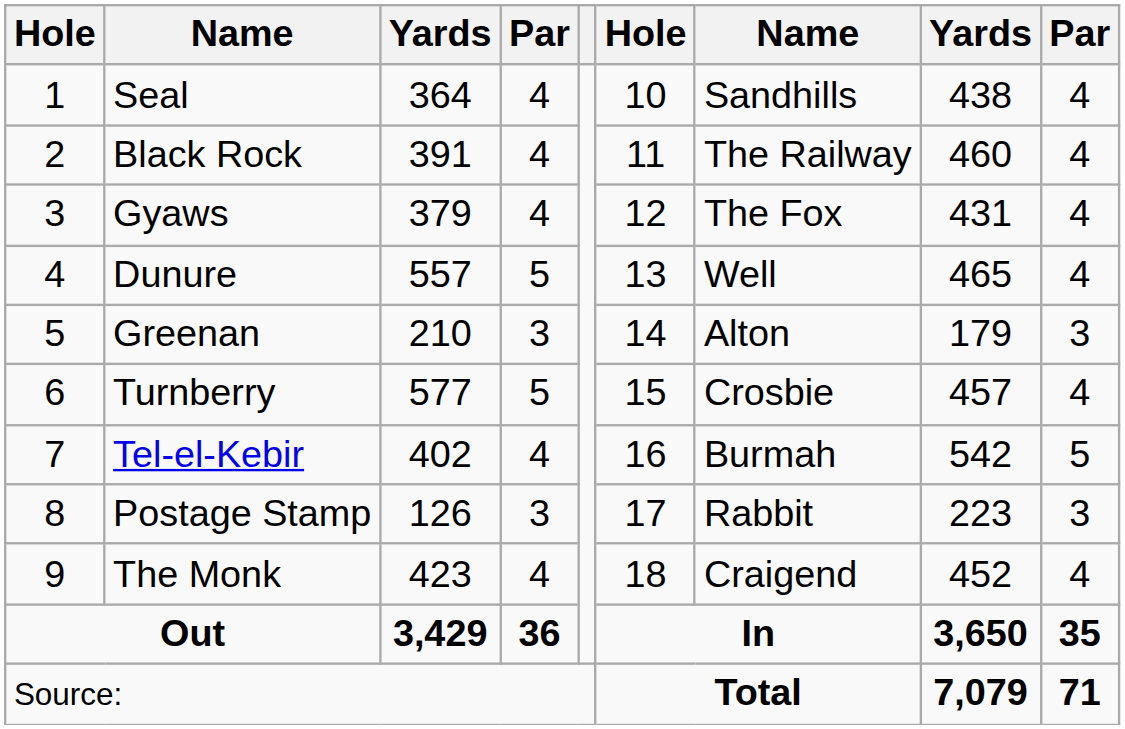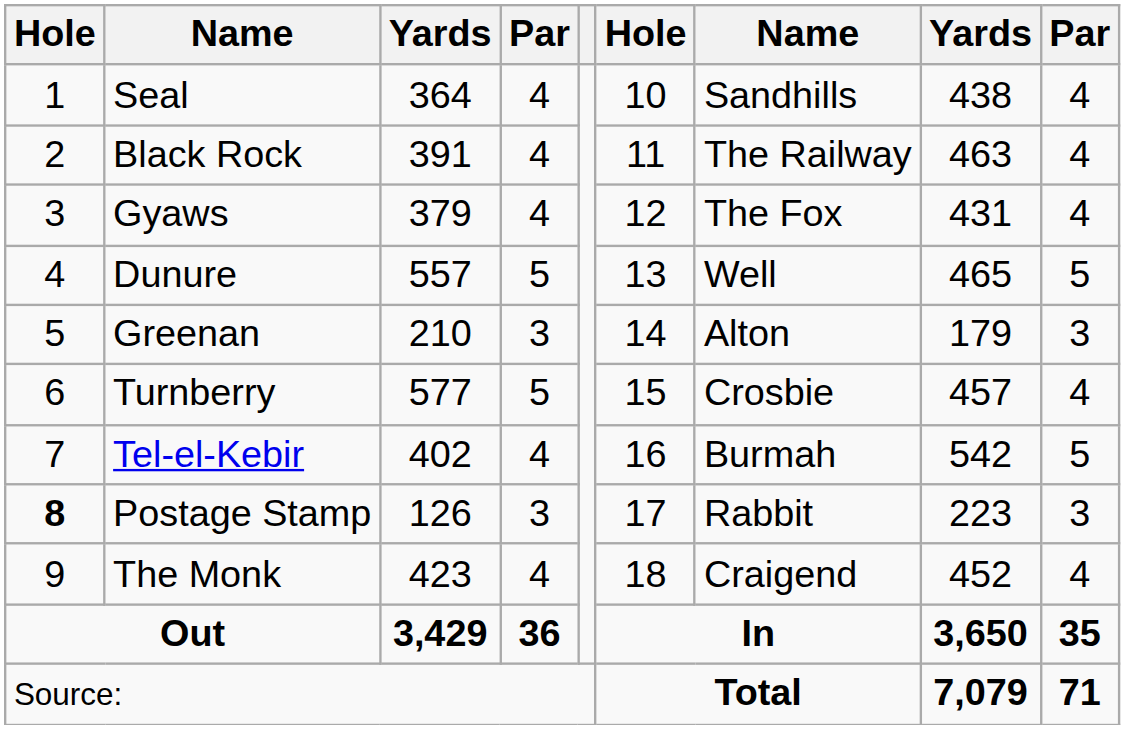(981, 154) 460 -> (981, 154) 463
(1080, 273) 4 -> (1080, 273) 5
(55, 513) normal -> (55, 513) bold
